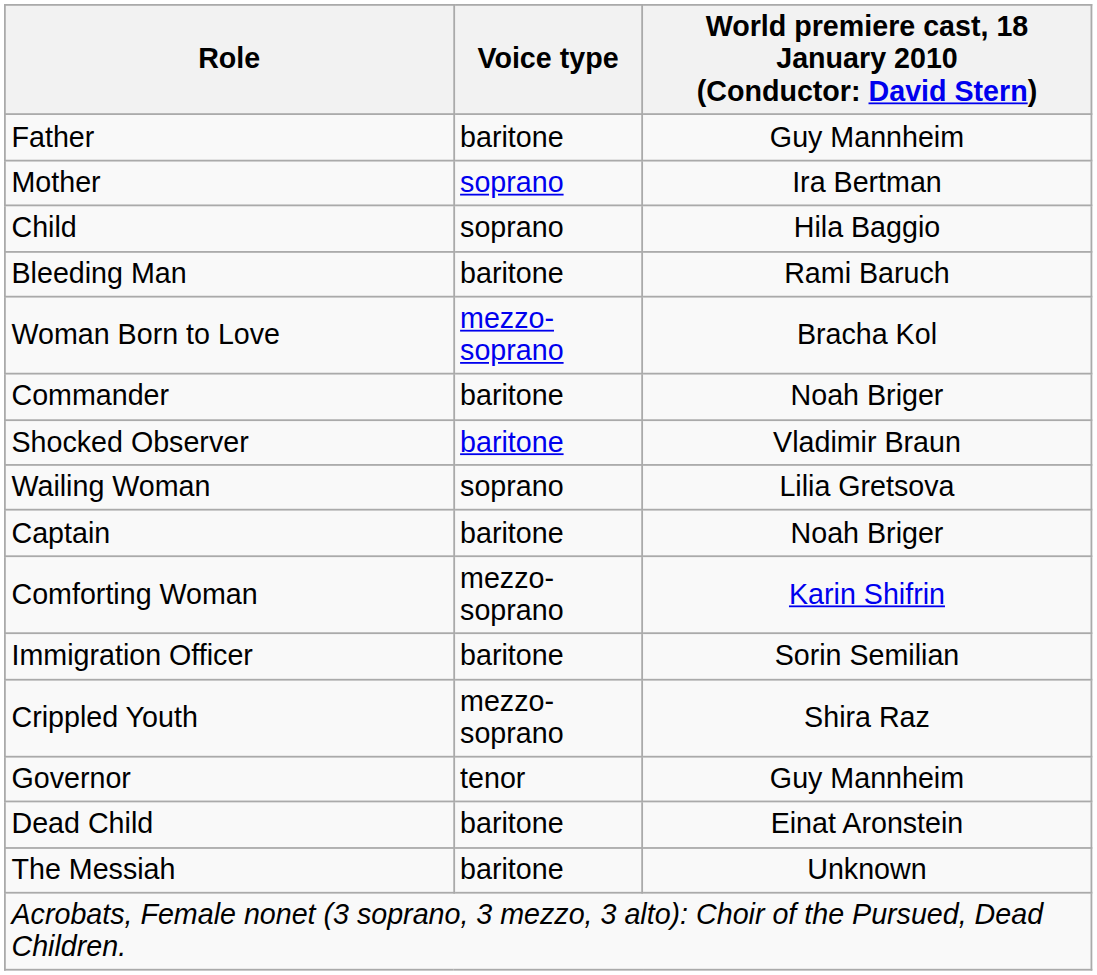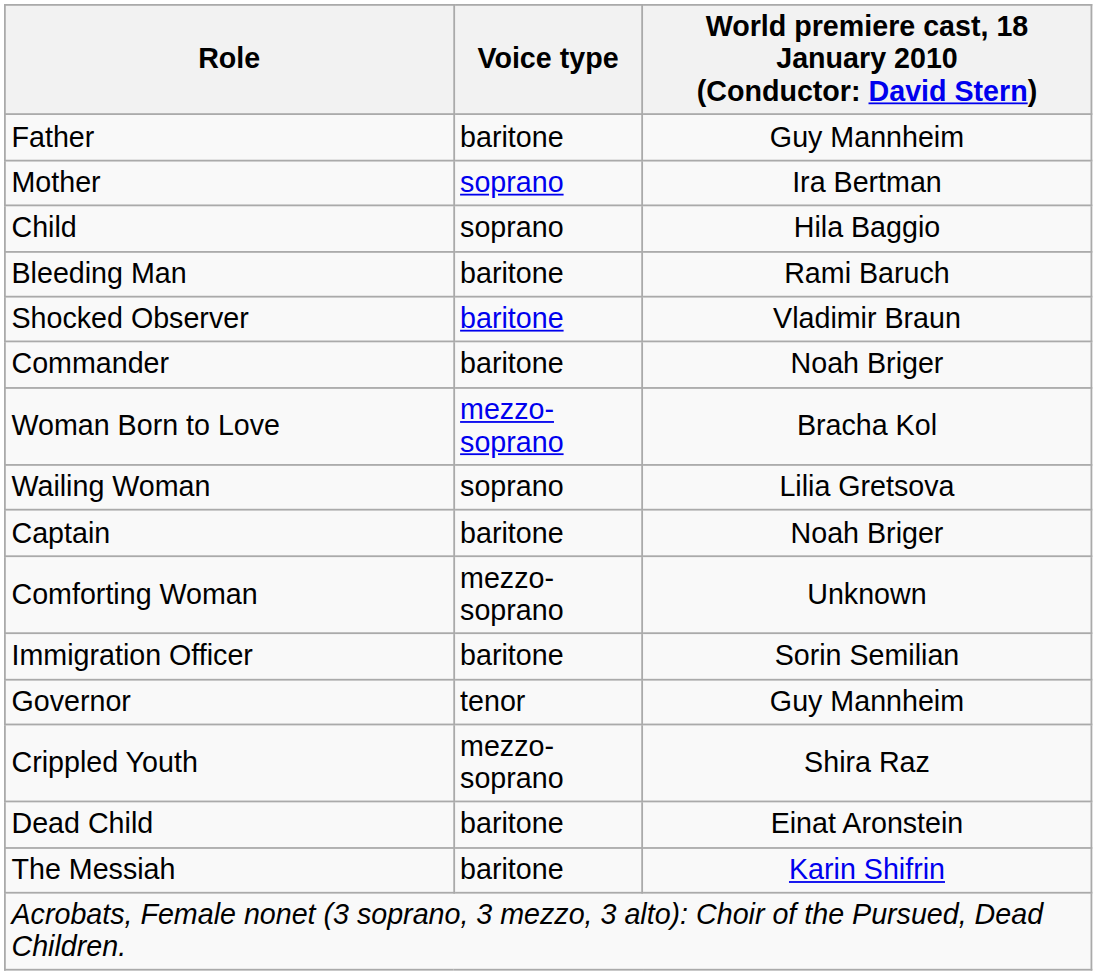rows swapped: (130, 441) <-> (146, 334)
(867, 594) Karin Shifrin -> (867, 594) Unknown
rows swapped: (105, 717) <-> (71, 778)
(867, 869) Unknown -> (867, 869) Karin Shifrin
